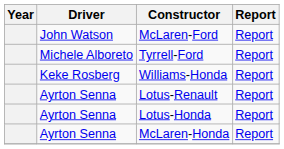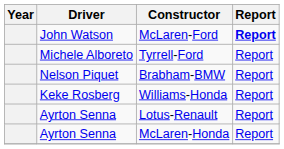(254, 35) normal -> (256, 35) bold
+ row: (182, 75)
- row: (175, 114)
